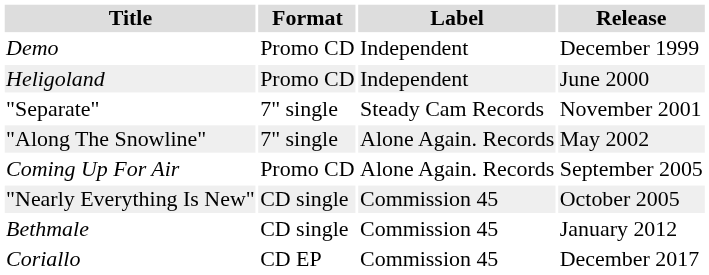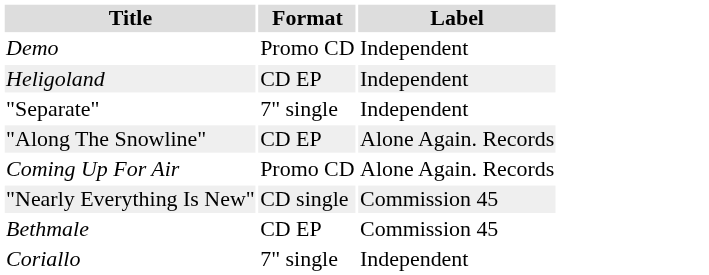- column: (631, 18)
(307, 78) Promo CD -> (291, 78) CD EP
(452, 108) Steady Cam Records -> (414, 108) Independent
(299, 138) 7" single -> (291, 138) CD EP
(304, 229) CD single -> (291, 229) CD EP
(291, 259) CD EP -> (299, 259) 7" single
(429, 259) Commission 45 -> (414, 259) Independent
